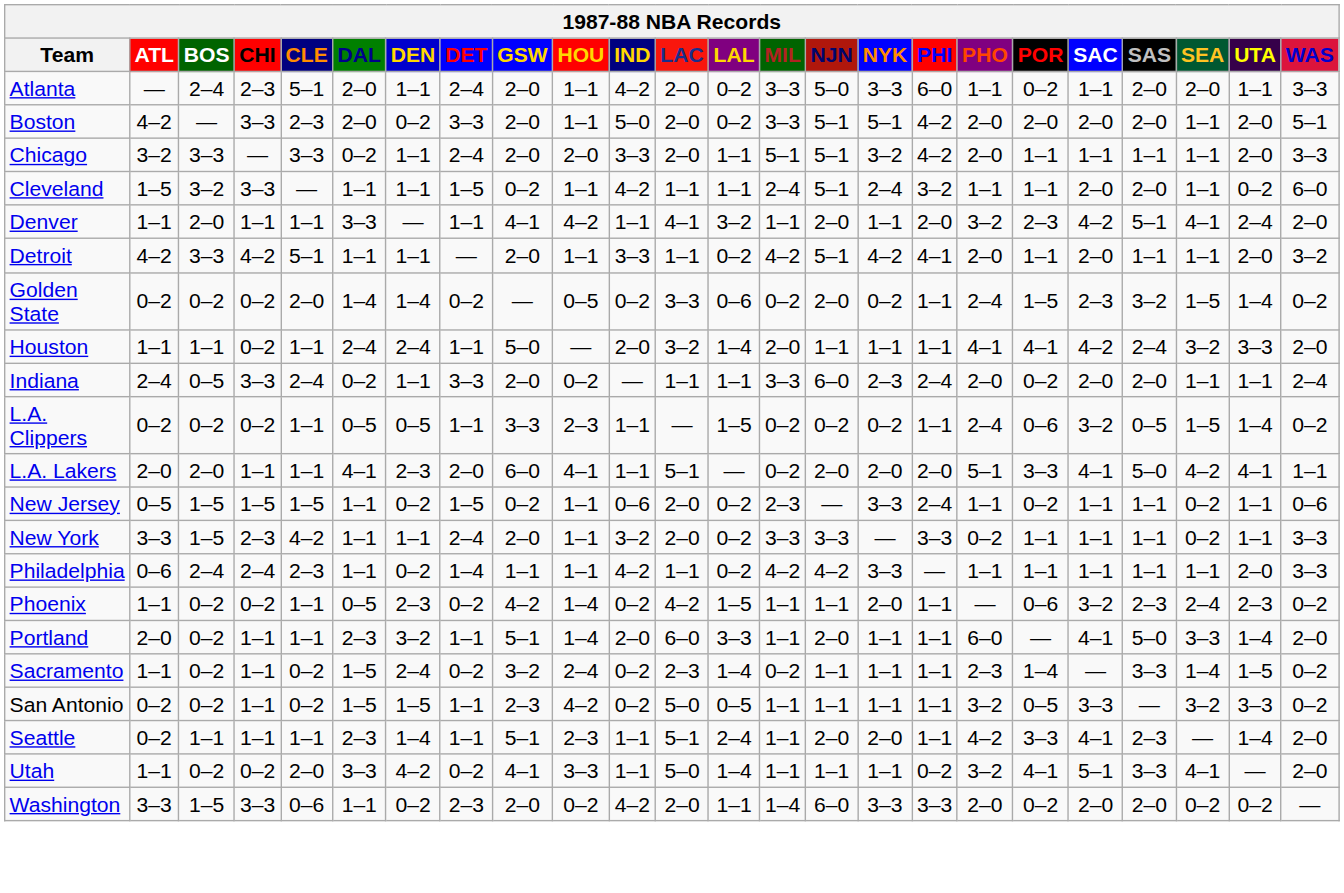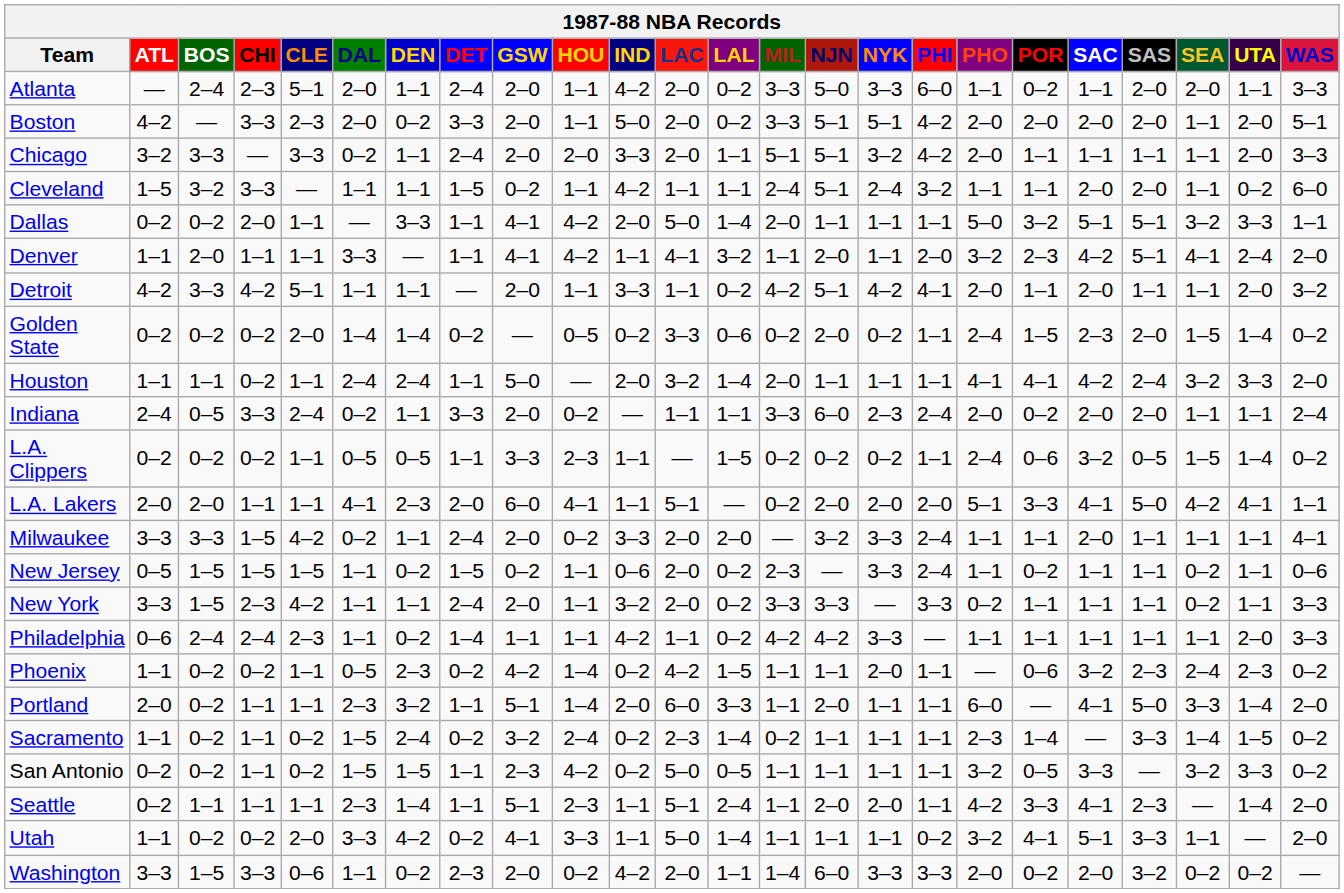+ row: (39, 222)
(1149, 301) 3–2 -> (1149, 334) 2–0
+ row: (59, 537)
(1203, 771) 4–1 -> (1203, 838) 1–1
(1149, 805) 2–0 -> (1149, 872) 3–2
